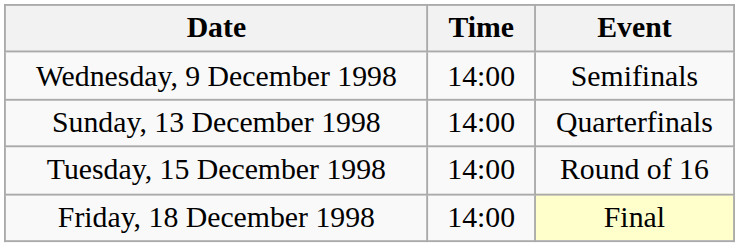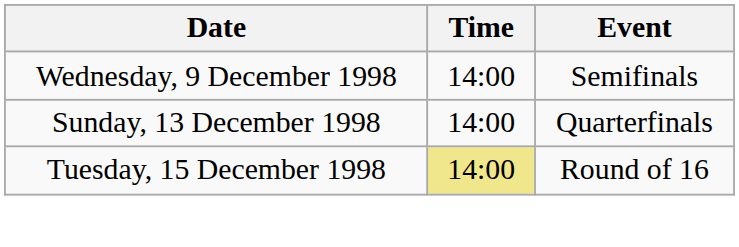(481, 169) no background -> (481, 169) khaki background
- row: (216, 216)
